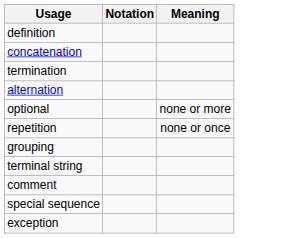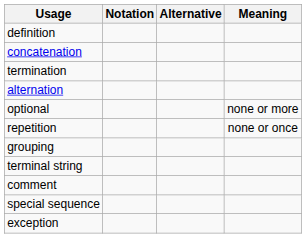+ column: (191, 14)
